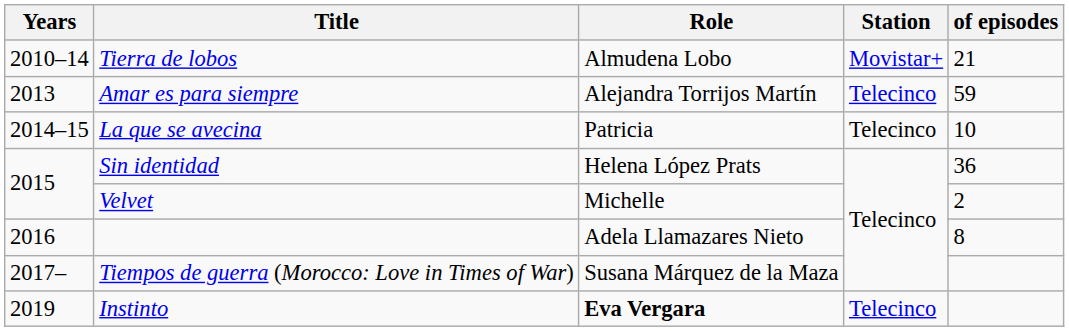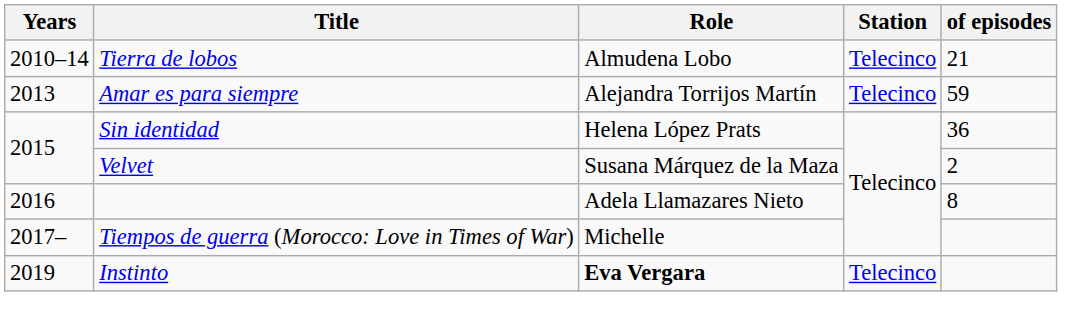(896, 58) Movistar+ -> (893, 58) Telecinco
- row: (180, 129)
(624, 201) Michelle -> (711, 165) Susana Márquez de la Maza
(711, 272) Susana Márquez de la Maza -> (624, 237) Michelle
